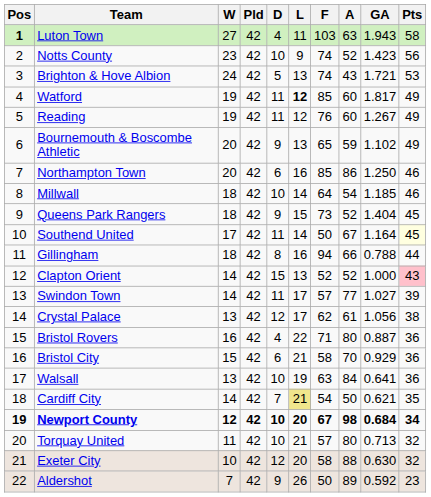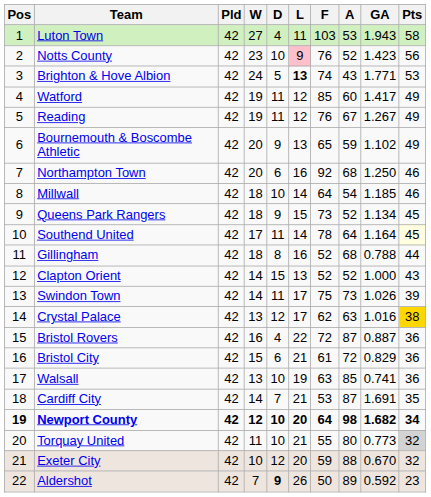columns swapped: (254, 14) <-> (229, 14)
(19, 35) bold -> (19, 35) normal
(350, 35) 63 -> (350, 35) 53
(300, 55) no background -> (300, 55) pink background
(325, 55) 74 -> (325, 55) 76
(300, 76) normal -> (300, 76) bold
(380, 76) 1.721 -> (380, 76) 1.771
(300, 96) bold -> (300, 96) normal
(380, 96) 1.817 -> (380, 96) 1.417
(350, 117) 60 -> (350, 117) 67
(325, 173) 85 -> (325, 173) 92
(350, 173) 86 -> (350, 173) 68
(380, 214) 1.404 -> (380, 214) 1.134
(325, 234) 50 -> (325, 234) 78
(350, 234) 67 -> (350, 234) 64
(325, 255) 94 -> (325, 255) 52
(350, 255) 66 -> (350, 255) 68
(412, 276) pink background -> (412, 276) no background
(325, 296) 57 -> (325, 296) 75
(350, 296) 77 -> (350, 296) 73
(380, 296) 1.027 -> (380, 296) 1.026
(350, 317) 61 -> (350, 317) 63
(380, 317) 1.056 -> (380, 317) 1.016
(412, 317) no background -> (412, 317) gold background
(325, 337) 71 -> (325, 337) 72
(350, 337) 80 -> (350, 337) 87
(325, 358) 58 -> (325, 358) 61
(350, 358) 70 -> (350, 358) 72
(380, 358) 0.929 -> (380, 358) 0.829
(350, 378) 84 -> (350, 378) 85
(380, 378) 0.641 -> (380, 378) 0.741
(300, 399) khaki background -> (300, 399) no background
(325, 399) 54 -> (325, 399) 53
(350, 399) 50 -> (350, 399) 87
(380, 399) 0.621 -> (380, 399) 1.691
(325, 419) 67 -> (325, 419) 64
(380, 419) 0.684 -> (380, 419) 1.682
(325, 440) 57 -> (325, 440) 55
(380, 440) 0.713 -> (380, 440) 0.773
(412, 440) no background -> (412, 440) lightgrey background
(325, 460) 58 -> (325, 460) 59
(380, 460) 0.630 -> (380, 460) 0.670
(278, 481) normal -> (278, 481) bold
